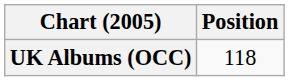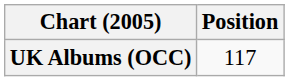(240, 57) 118 -> (240, 57) 117
